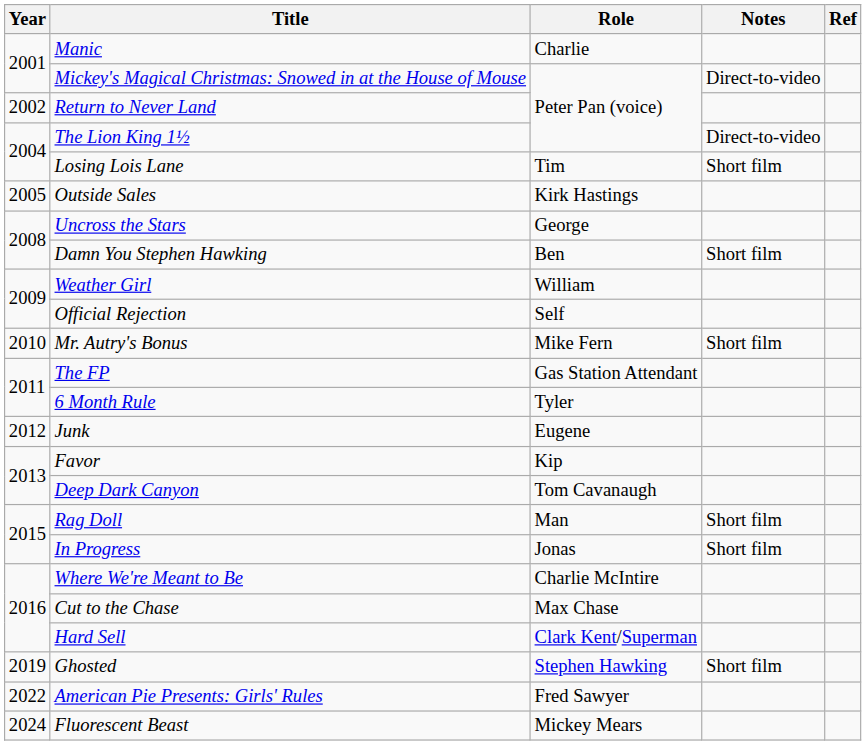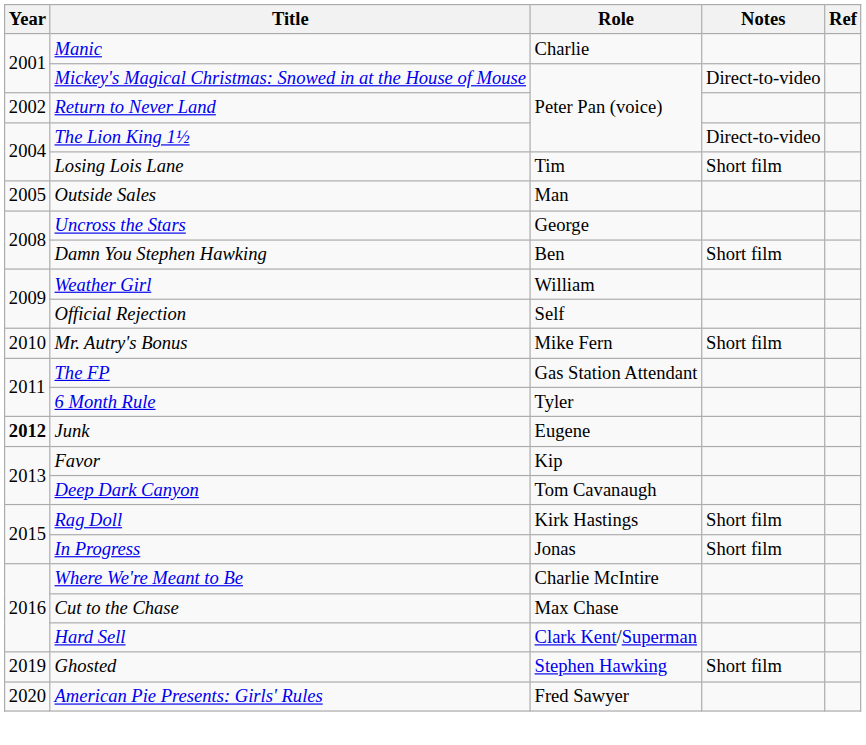(586, 195) Kirk Hastings -> (552, 195) Man
(27, 431) normal -> (27, 431) bold
(552, 519) Man -> (586, 519) Kirk Hastings
(27, 696) 2022 -> (27, 696) 2020
- row: (121, 725)
